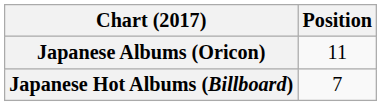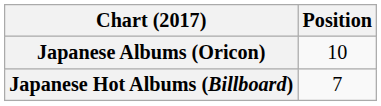(337, 52) 11 -> (337, 52) 10
